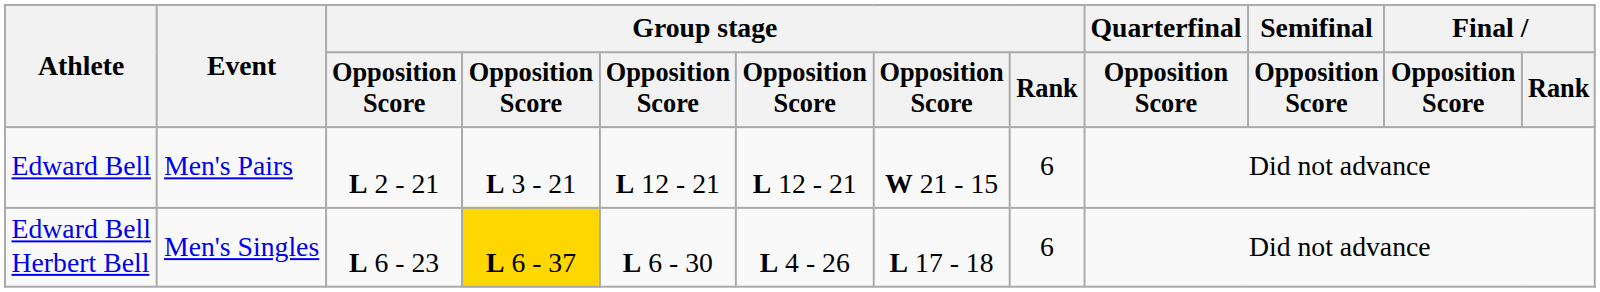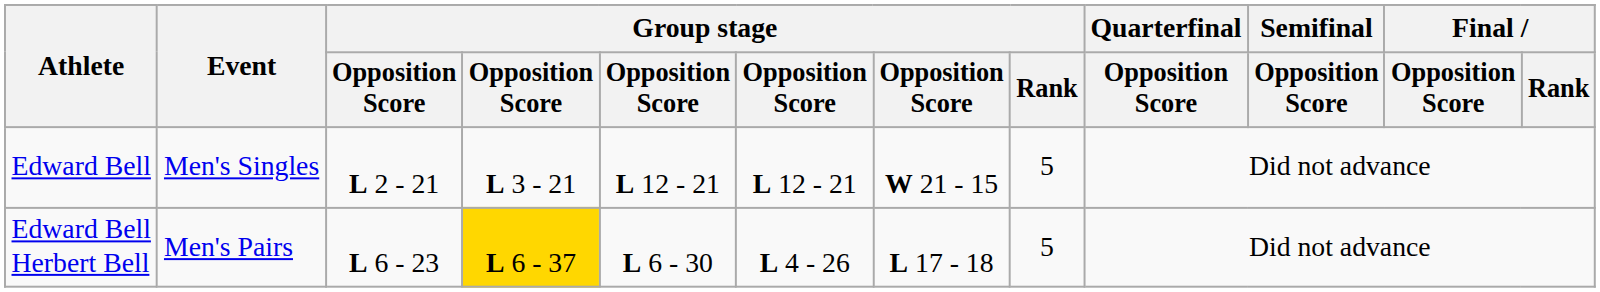(228, 166) Men's Pairs -> (242, 166) Men's Singles
(1047, 166) 6 -> (1047, 166) 5
(242, 246) Men's Singles -> (228, 246) Men's Pairs
(1047, 246) 6 -> (1047, 246) 5
